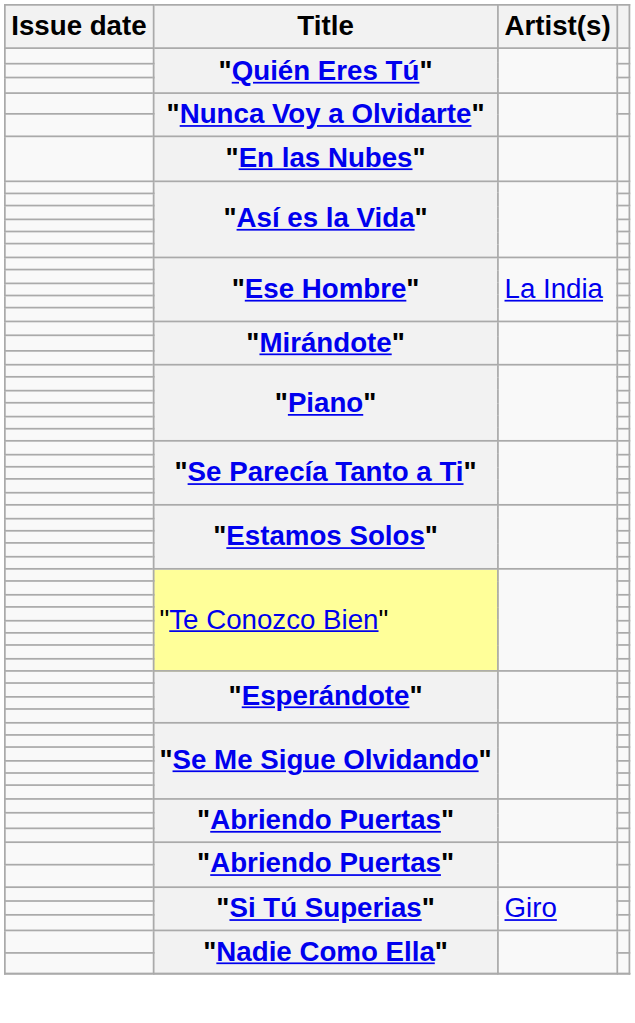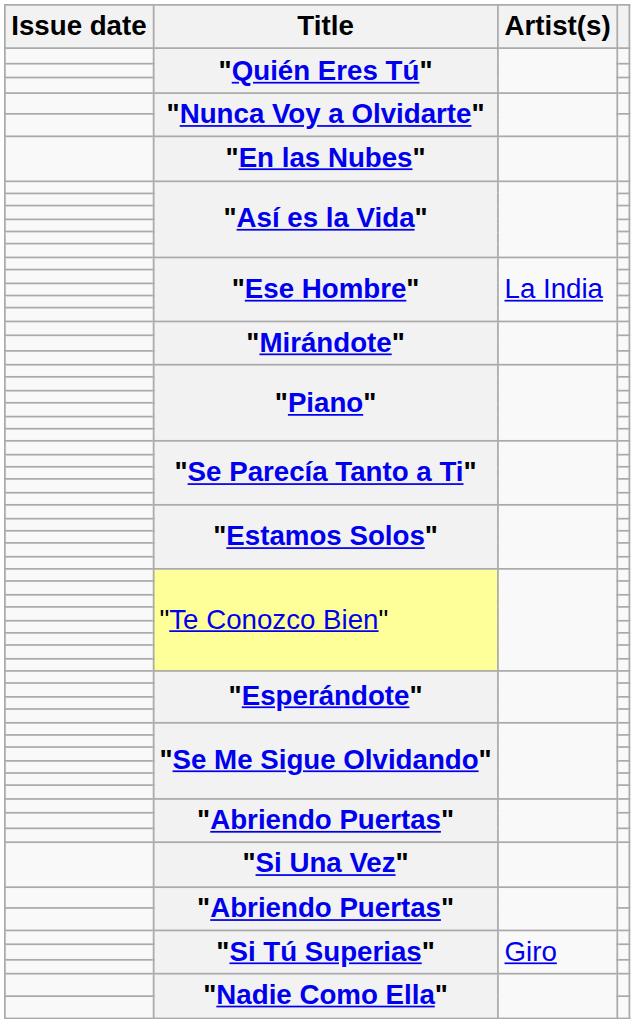+ row: (326, 863)
